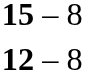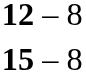rows swapped: (42, 59) <-> (42, 14)
